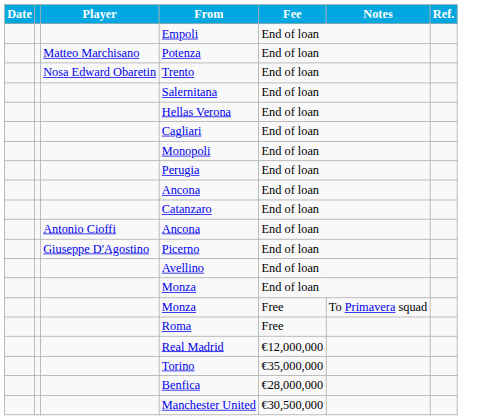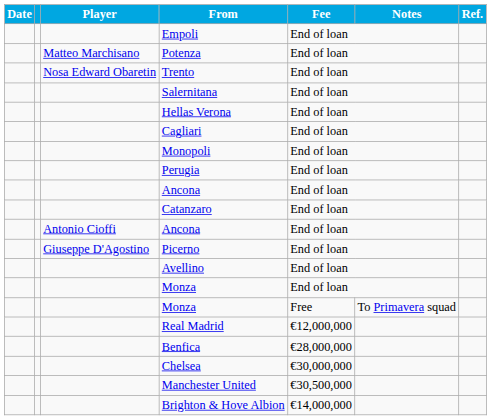- row: (100, 327)
- row: (100, 366)
+ row: (100, 366)
+ row: (100, 405)
